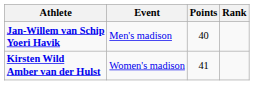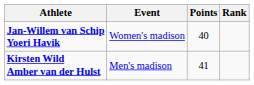(141, 36) Men's madison -> (147, 36) Women's madison
(147, 66) Women's madison -> (141, 66) Men's madison
